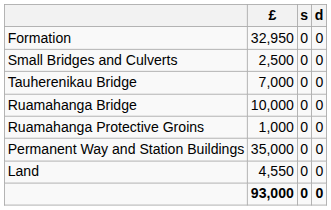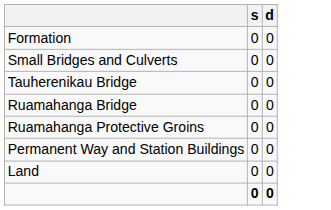- column: (272, 15)
